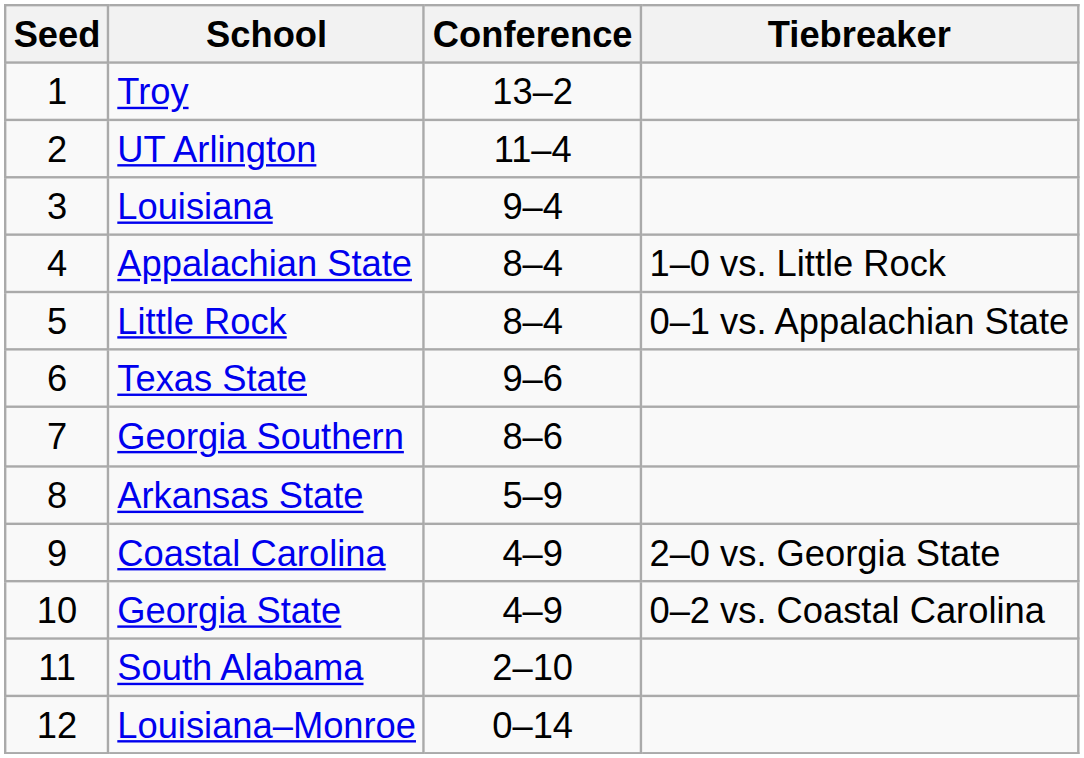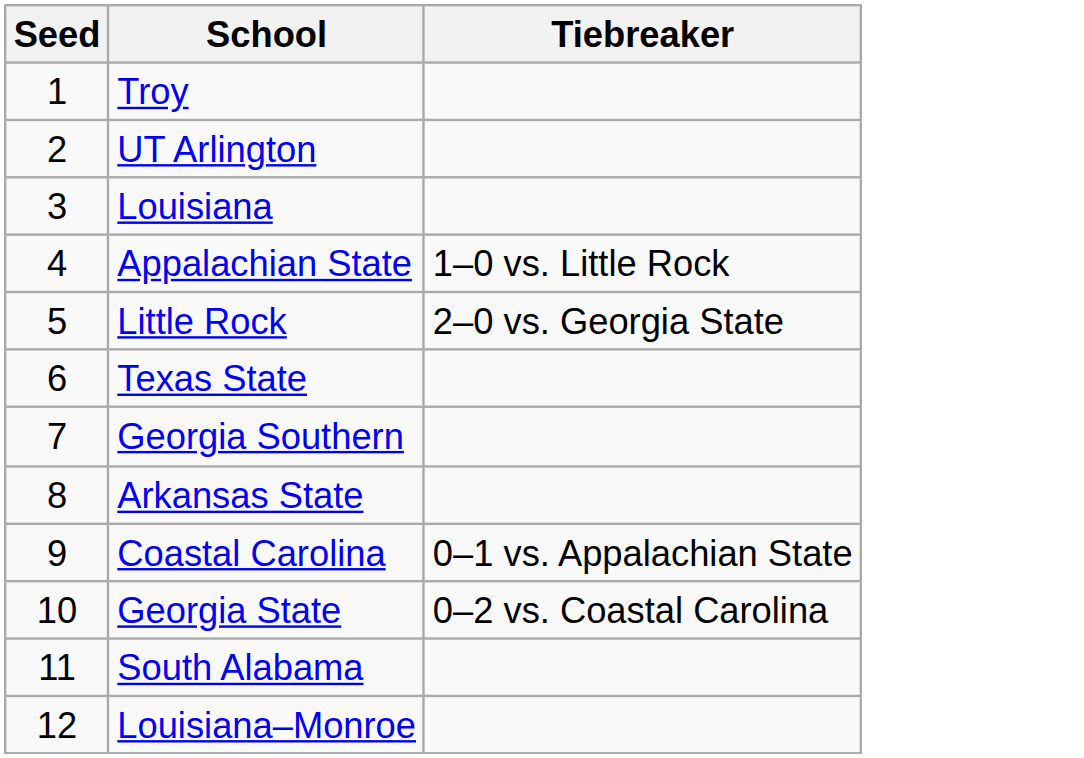- column: (533, 34)
(859, 322) 0–1 vs. Appalachian State -> (608, 322) 2–0 vs. Georgia State
(825, 552) 2–0 vs. Georgia State -> (643, 552) 0–1 vs. Appalachian State
